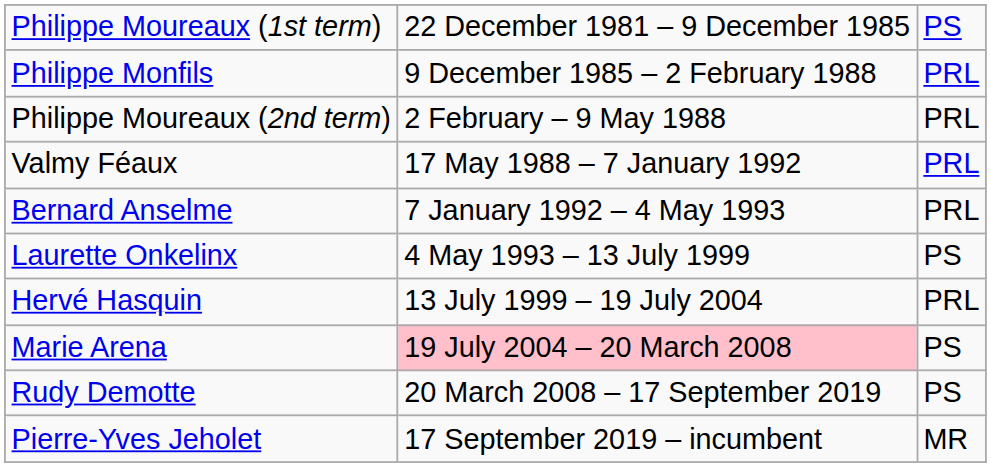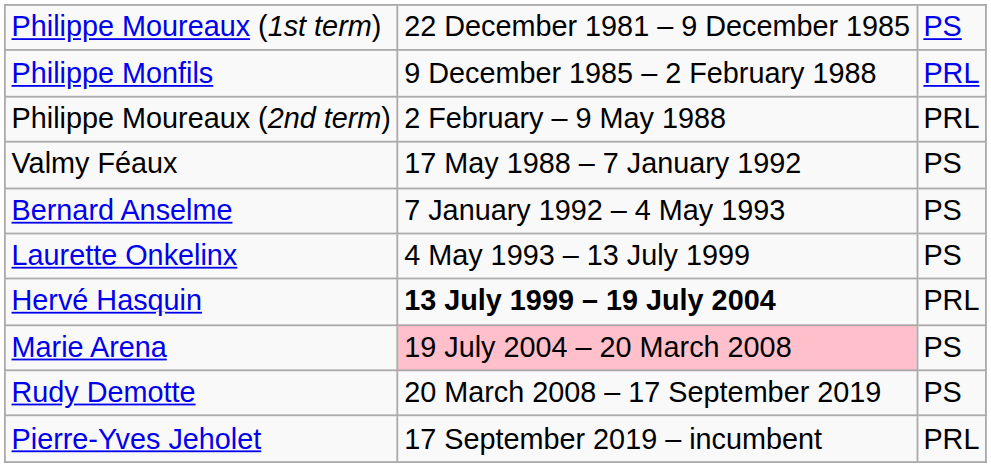(951, 164) PRL -> (943, 164) PS
(951, 210) PRL -> (943, 210) PS
(584, 301) normal -> (590, 301) bold
(946, 438) MR -> (951, 438) PRL
